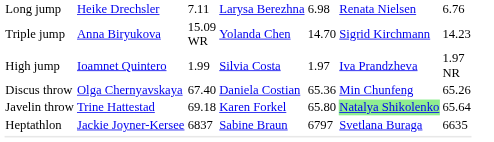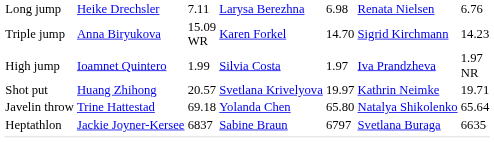(255, 34) Yolanda Chen -> (253, 34) Karen Forkel
+ row: (27, 90)
- row: (39, 90)
(253, 107) Karen Forkel -> (255, 107) Yolanda Chen
(389, 107) lightgreen background -> (408, 107) no background
